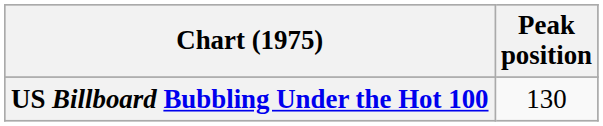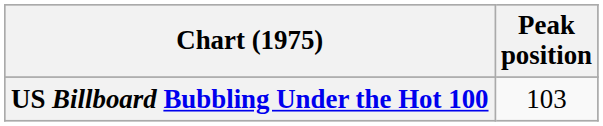(546, 98) 130 -> (546, 98) 103
